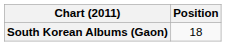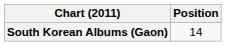(196, 31) 18 -> (196, 31) 14
